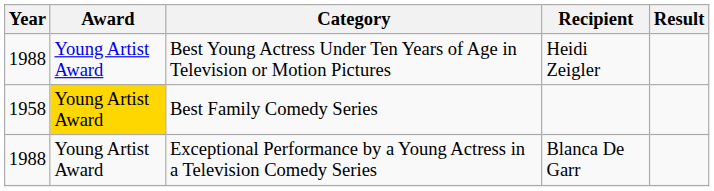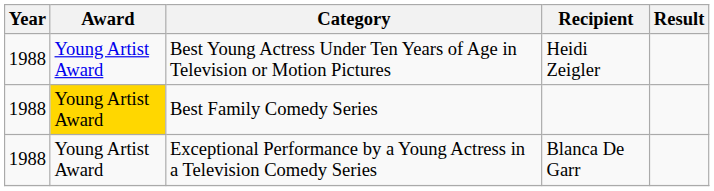(27, 109) 1958 -> (27, 109) 1988
